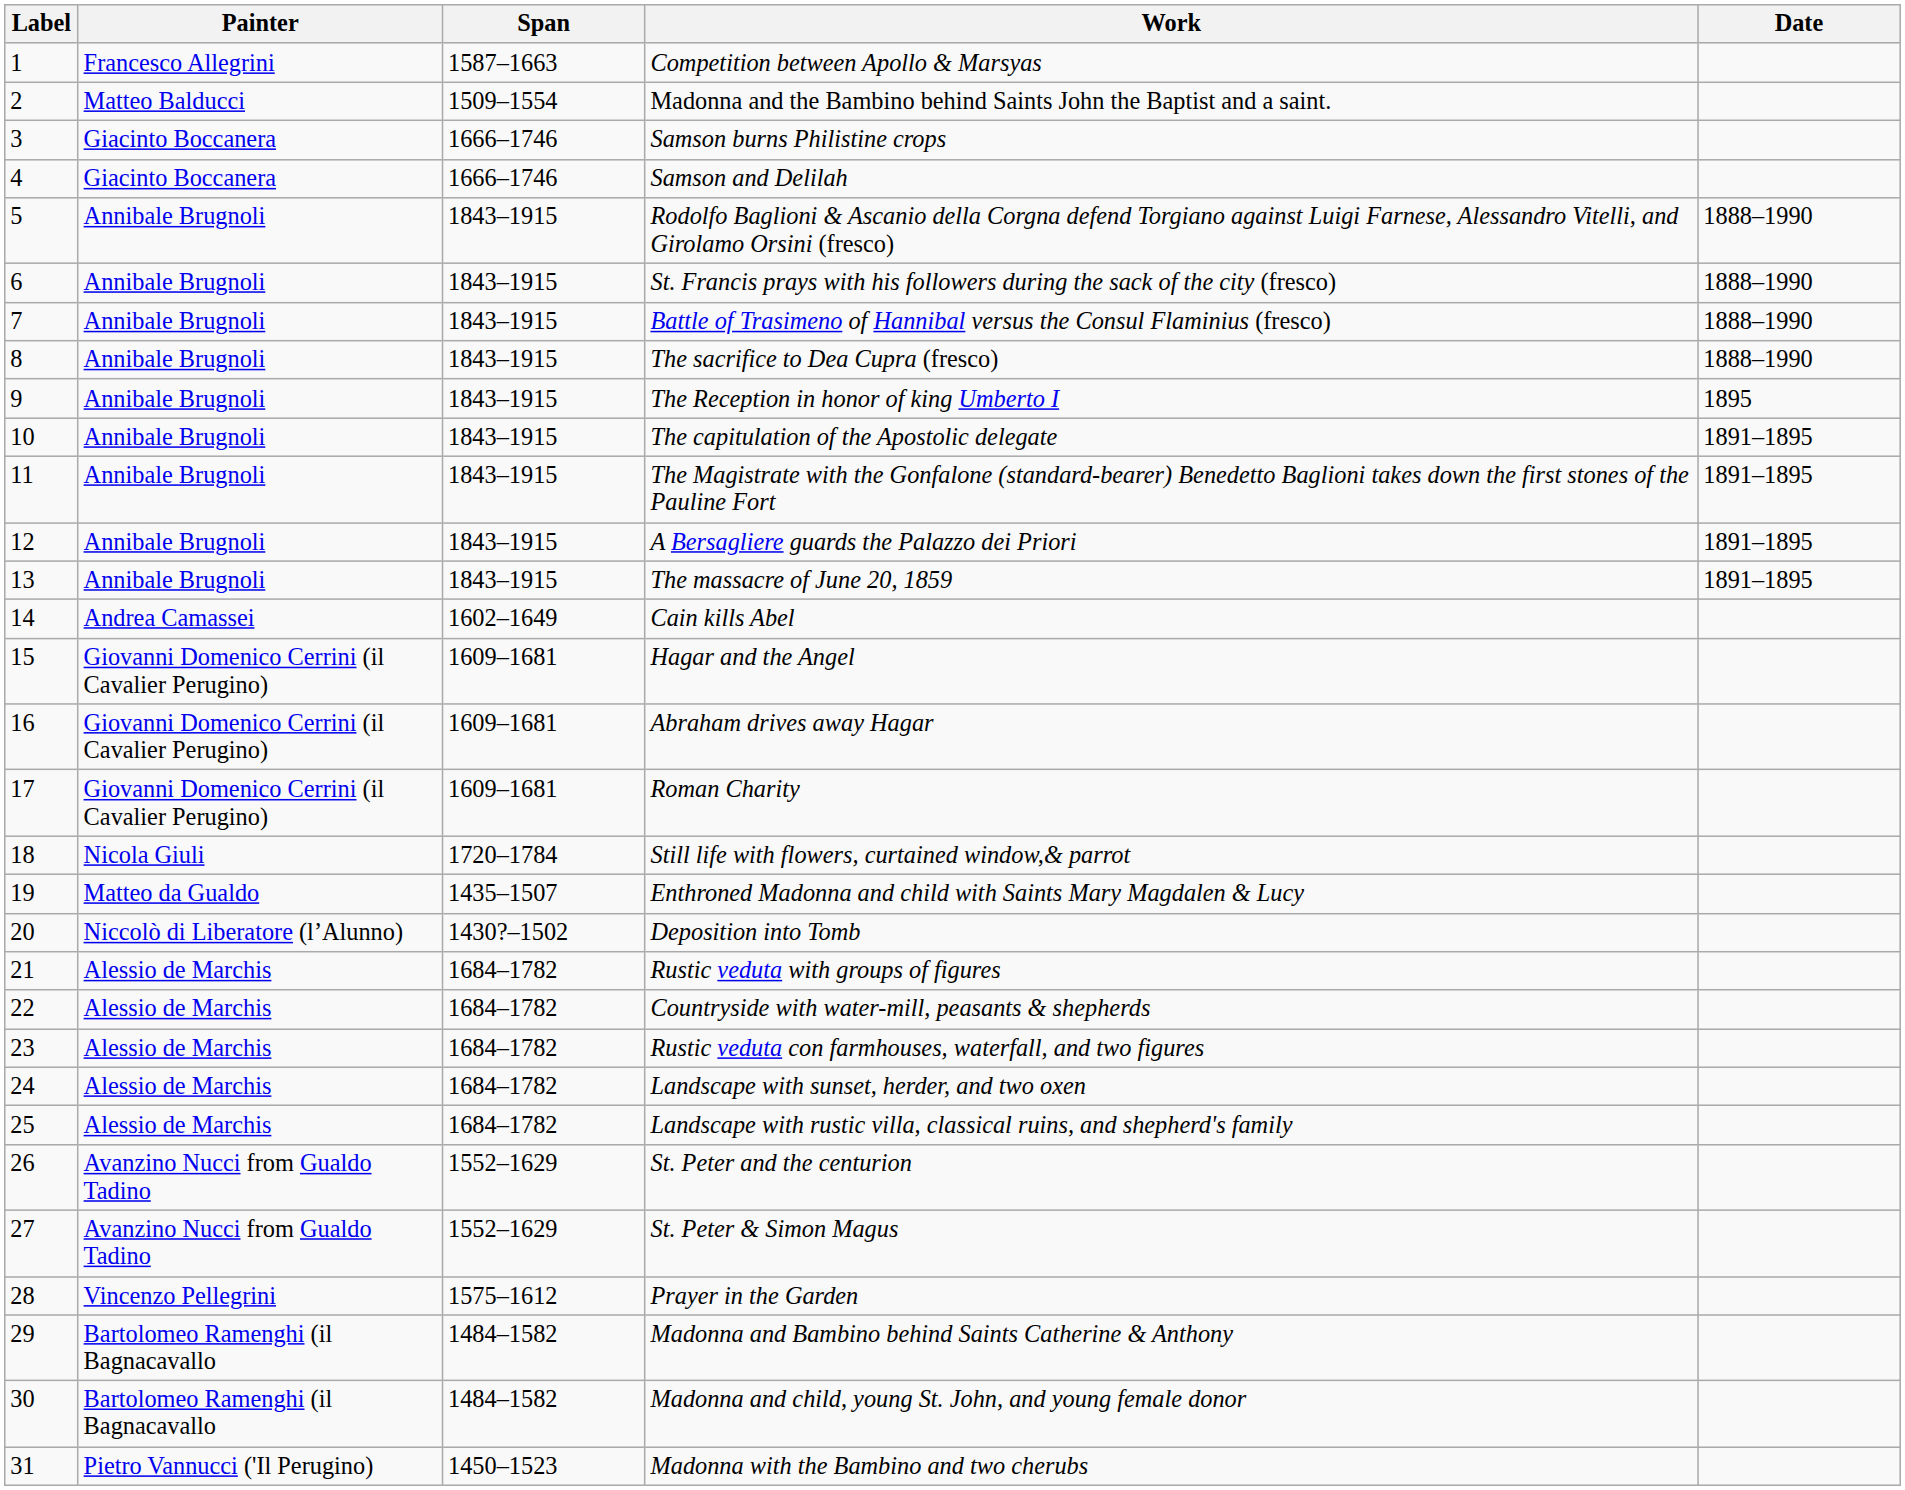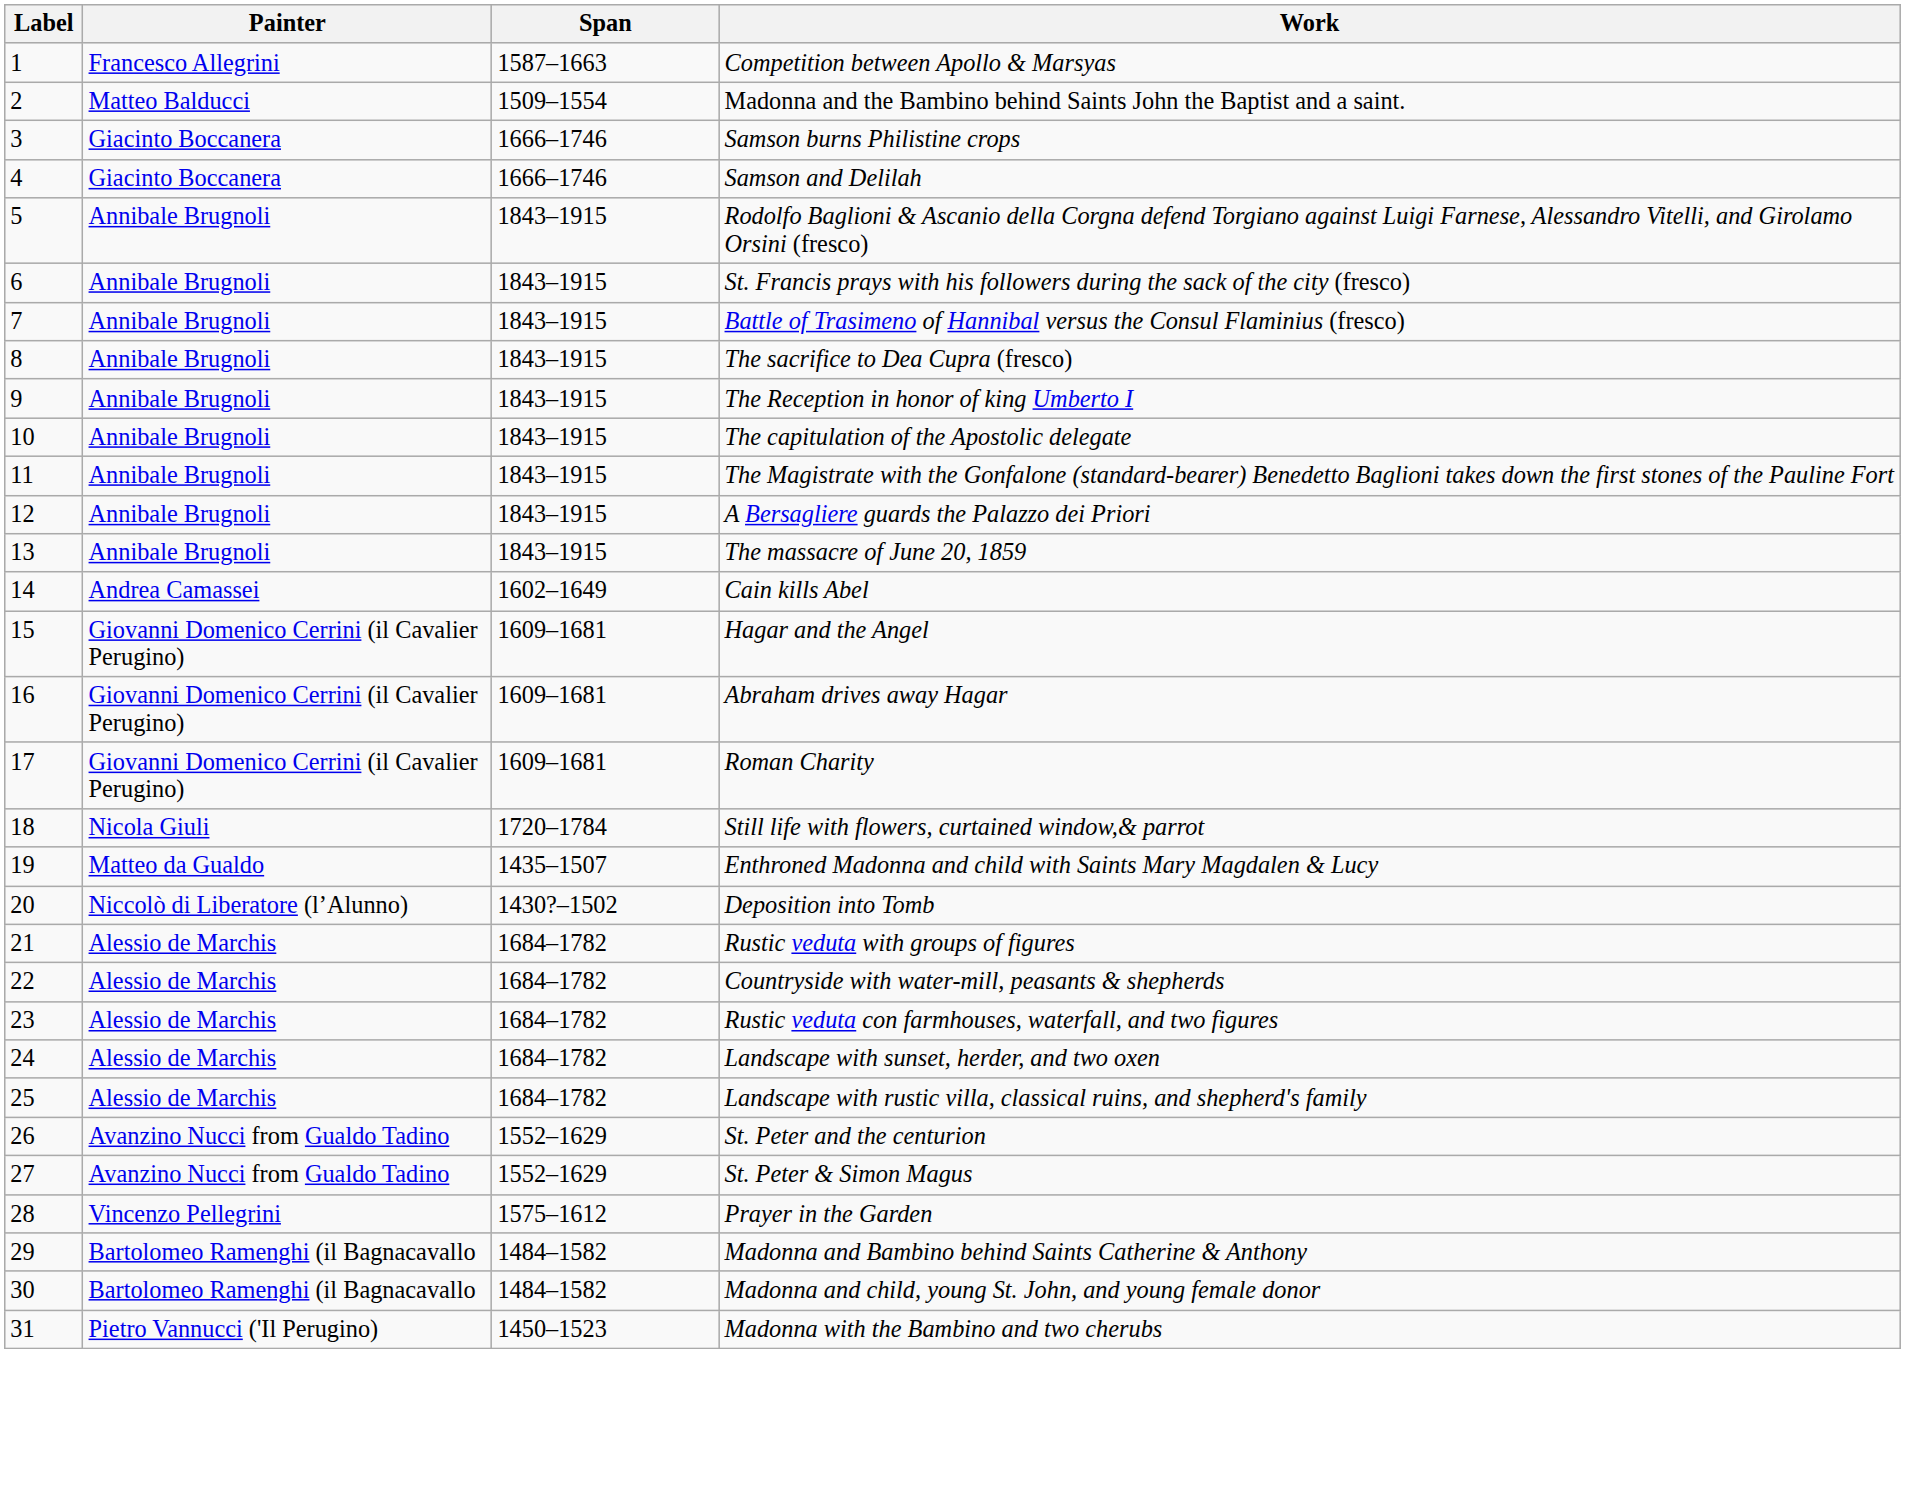- column: (1799, 23)
